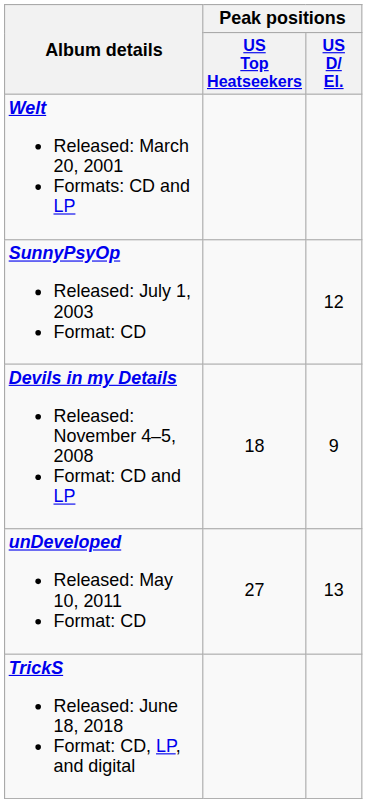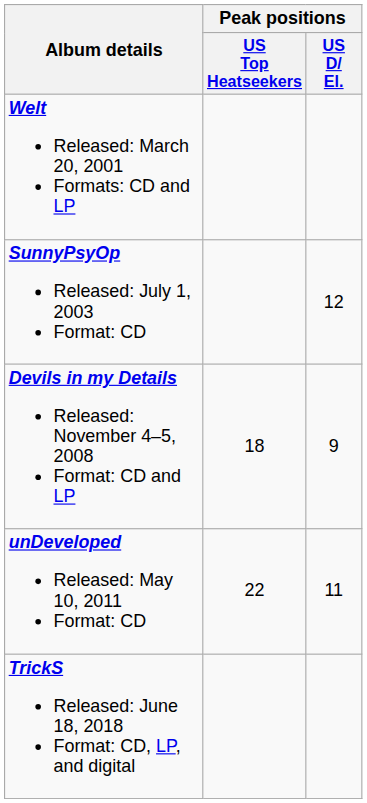(254, 591) 27 -> (254, 591) 22
(334, 591) 13 -> (334, 591) 11
